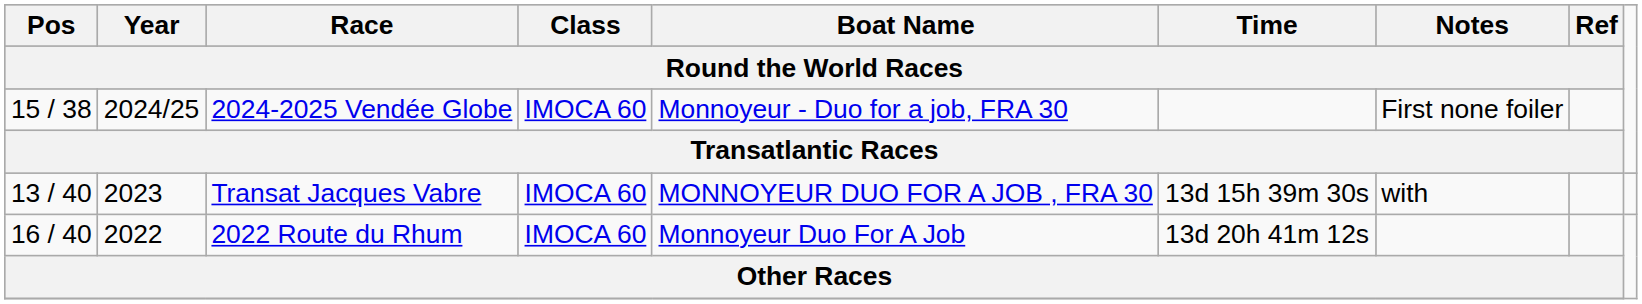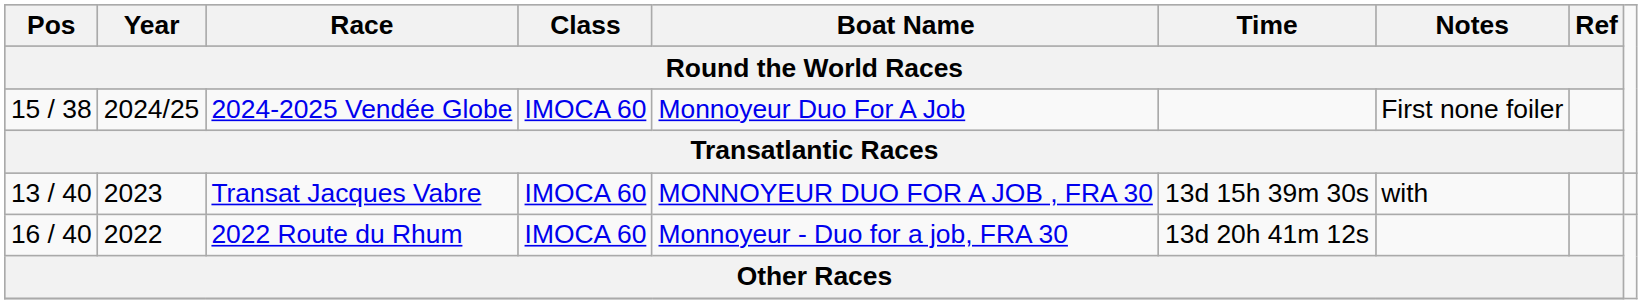(863, 109) Monnoyeur - Duo for a job, FRA 30 -> (812, 109) Monnoyeur Duo For A Job
(812, 234) Monnoyeur Duo For A Job -> (863, 234) Monnoyeur - Duo for a job, FRA 30
